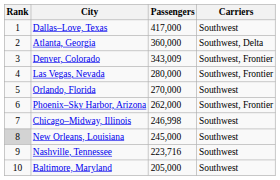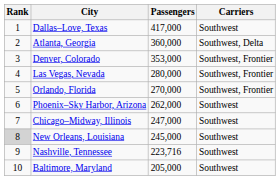(166, 59) 343,009 -> (166, 59) 353,000
(219, 90) Southwest -> (236, 90) Southwest, Frontier
(236, 105) Southwest, Frontier -> (219, 105) Southwest
(166, 121) 246,998 -> (166, 121) 247,000
